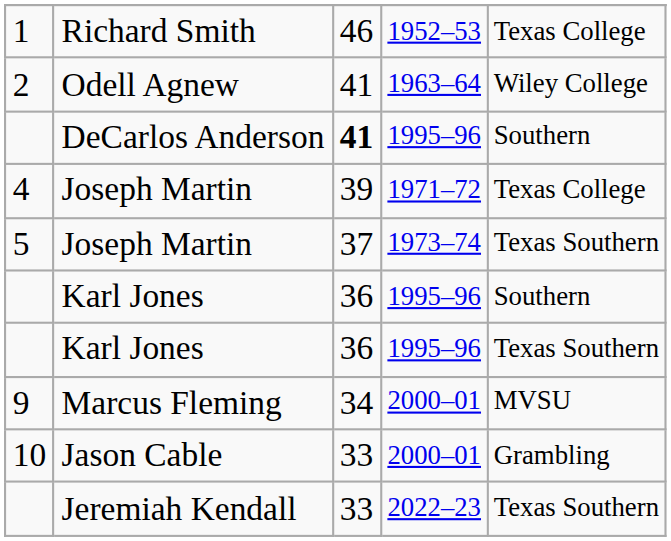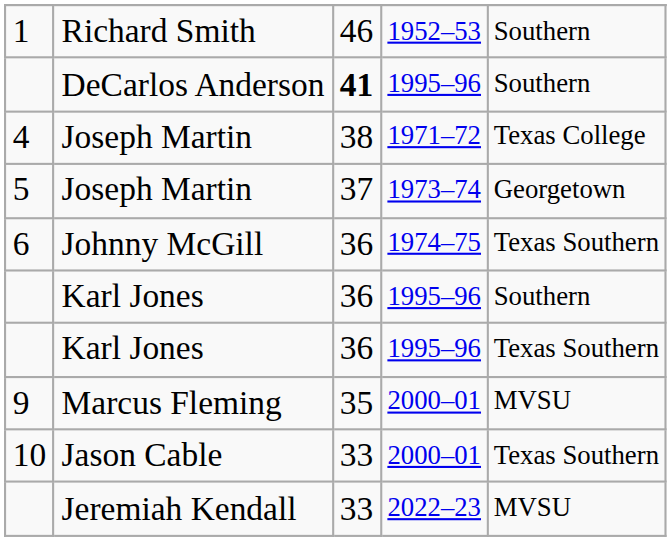(570, 31) Texas College -> (542, 31) Southern
- row: (21, 84)
(357, 190) 39 -> (357, 137) 38
(576, 243) Texas Southern -> (560, 190) Georgetown
+ row: (21, 243)
(357, 402) 34 -> (357, 402) 35
(552, 455) Grambling -> (576, 455) Texas Southern
(576, 508) Texas Southern -> (532, 508) MVSU
